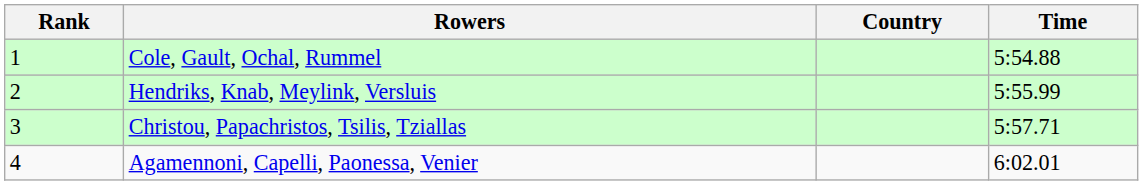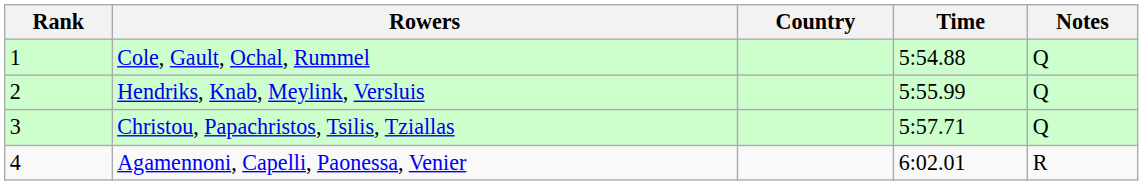+ column: (1082, 22)
